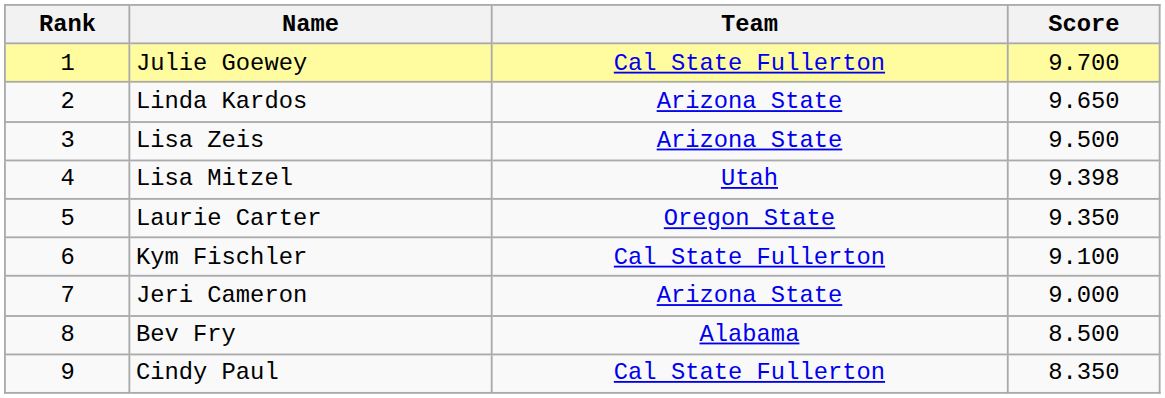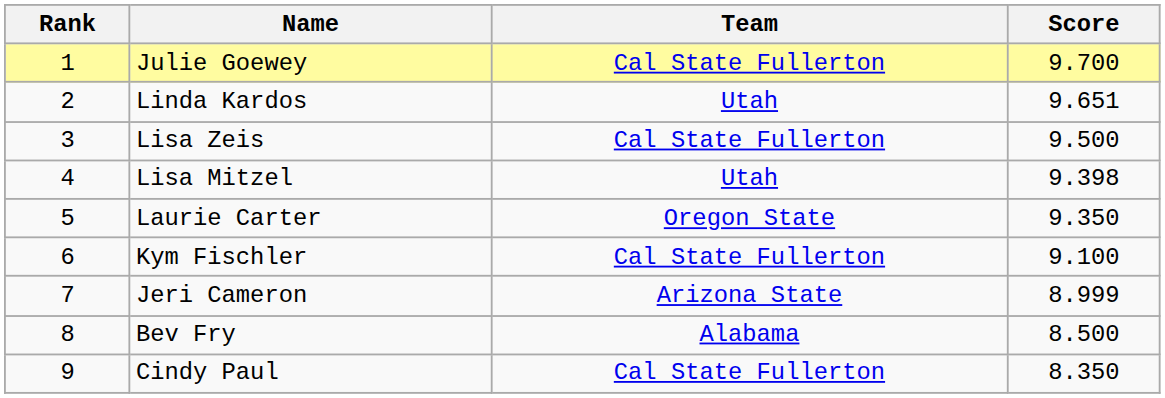(749, 102) Arizona State -> (749, 102) Utah
(1084, 102) 9.650 -> (1084, 102) 9.651
(749, 141) Arizona State -> (749, 141) Cal State Fullerton
(1084, 296) 9.000 -> (1084, 296) 8.999
